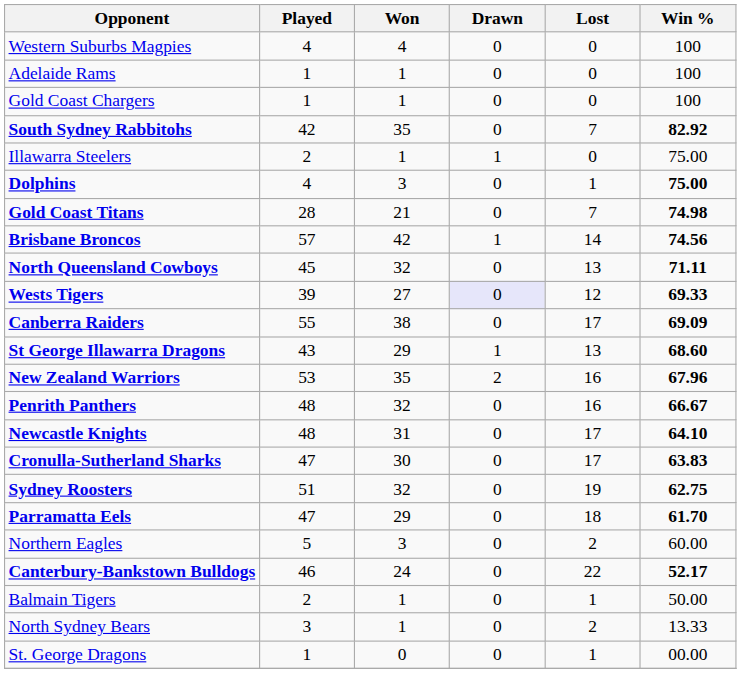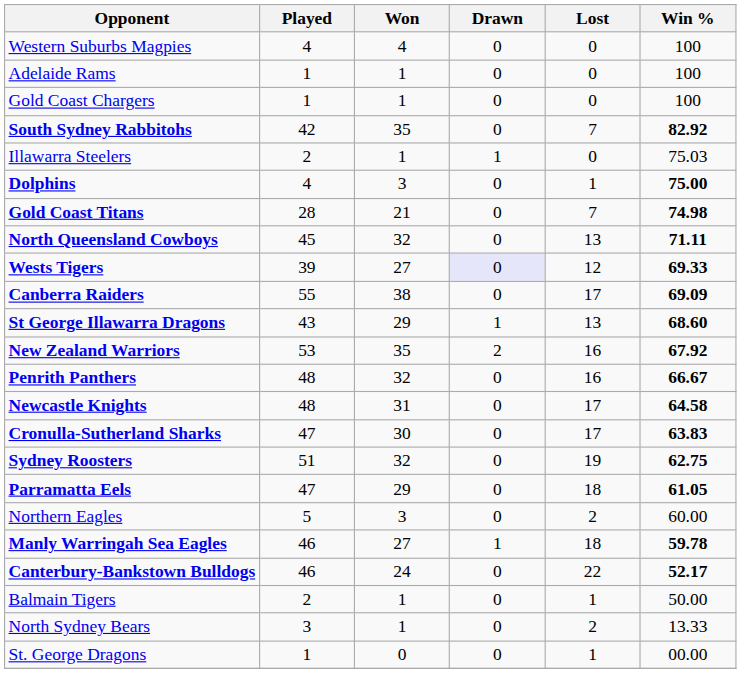(688, 156) 75.00 -> (688, 156) 75.03
- row: (75, 239)
(688, 377) 67.96 -> (688, 350) 67.92
(688, 433) 64.10 -> (688, 405) 64.58
(688, 516) 61.70 -> (688, 488) 61.05
+ row: (118, 543)
